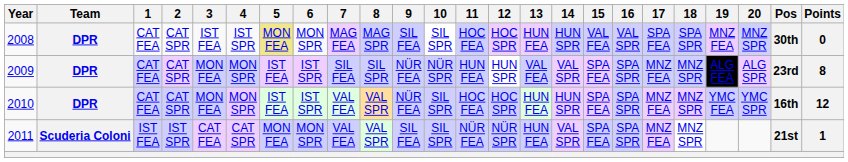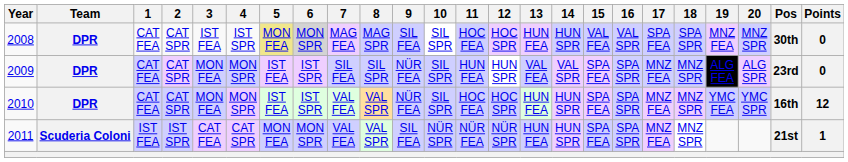(310, 39) no background -> (310, 39) lightgrey background
(440, 71) NÜR SPR -> (440, 71) SIL SPR
(823, 71) 8 -> (823, 71) 0
(440, 135) SIL SPR -> (440, 135) NÜR SPR
(568, 135) VAL SPR -> (568, 135) HUN SPR
